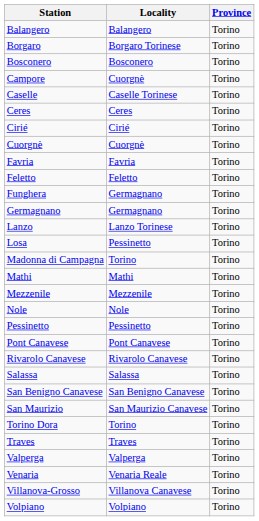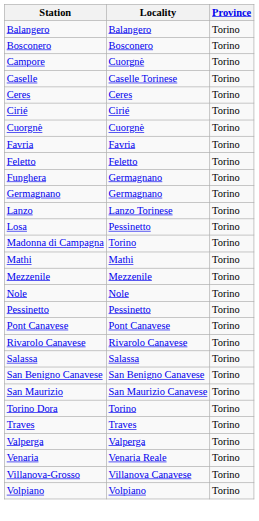- row: (24, 45)
